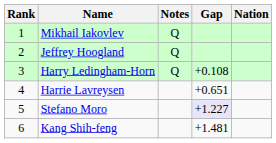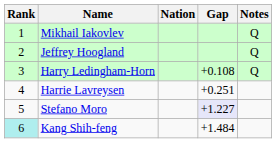columns swapped: (251, 14) <-> (175, 14)
(212, 90) +0.651 -> (218, 90) +0.251
(21, 128) no background -> (21, 128) paleturquoise background
(212, 128) +1.481 -> (218, 128) +1.484
